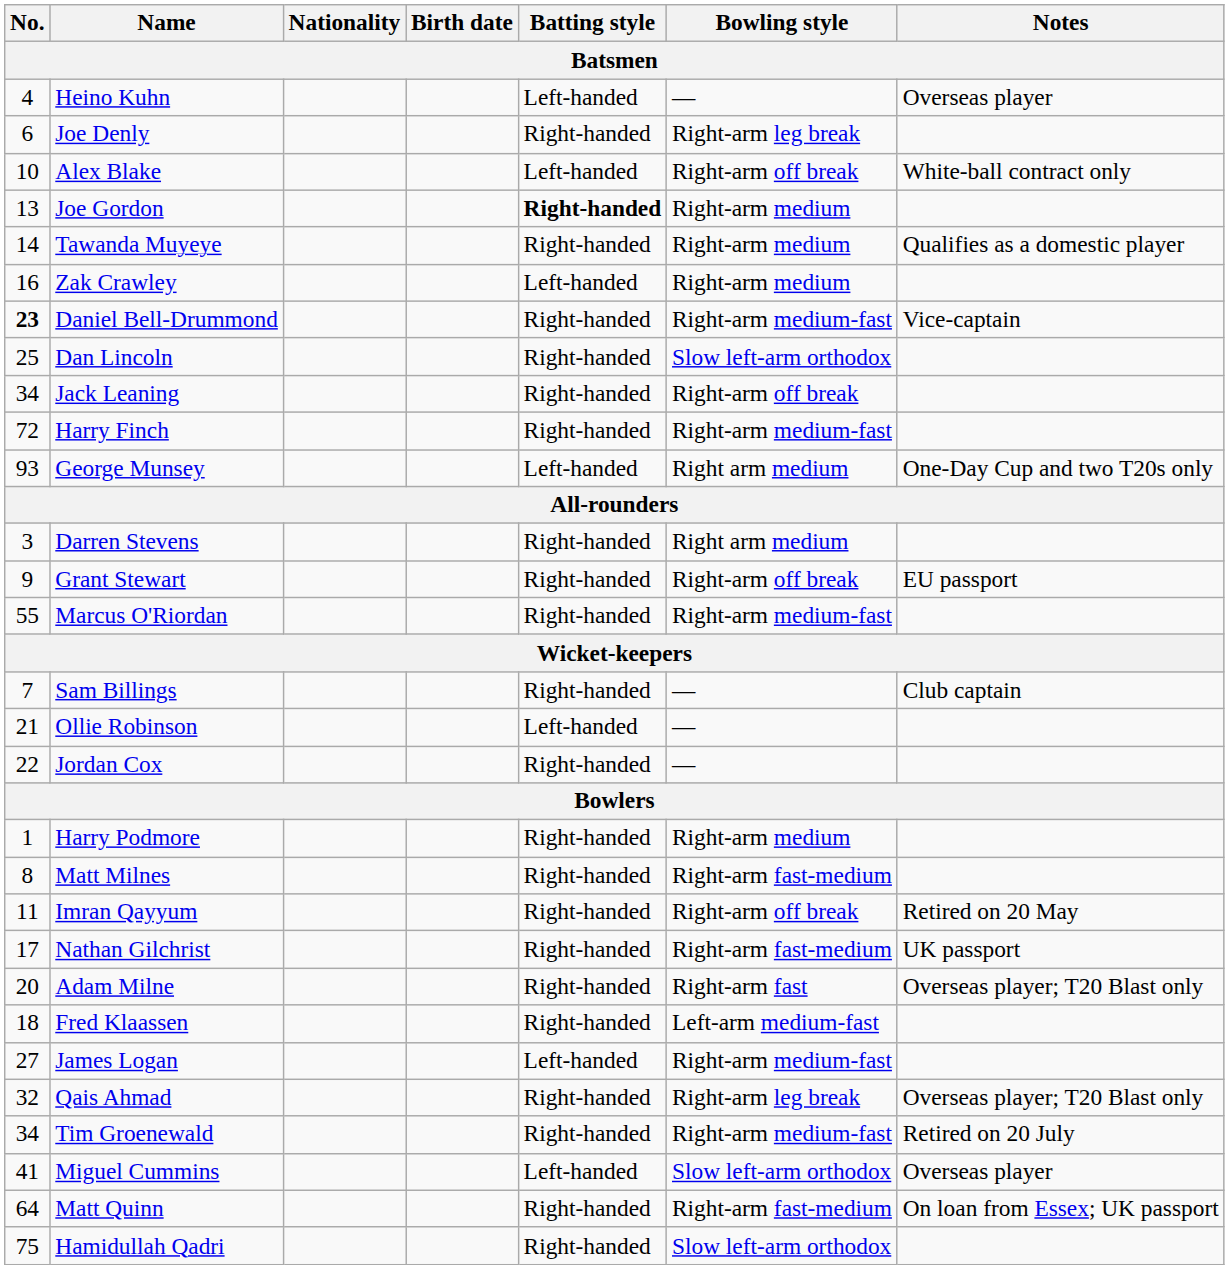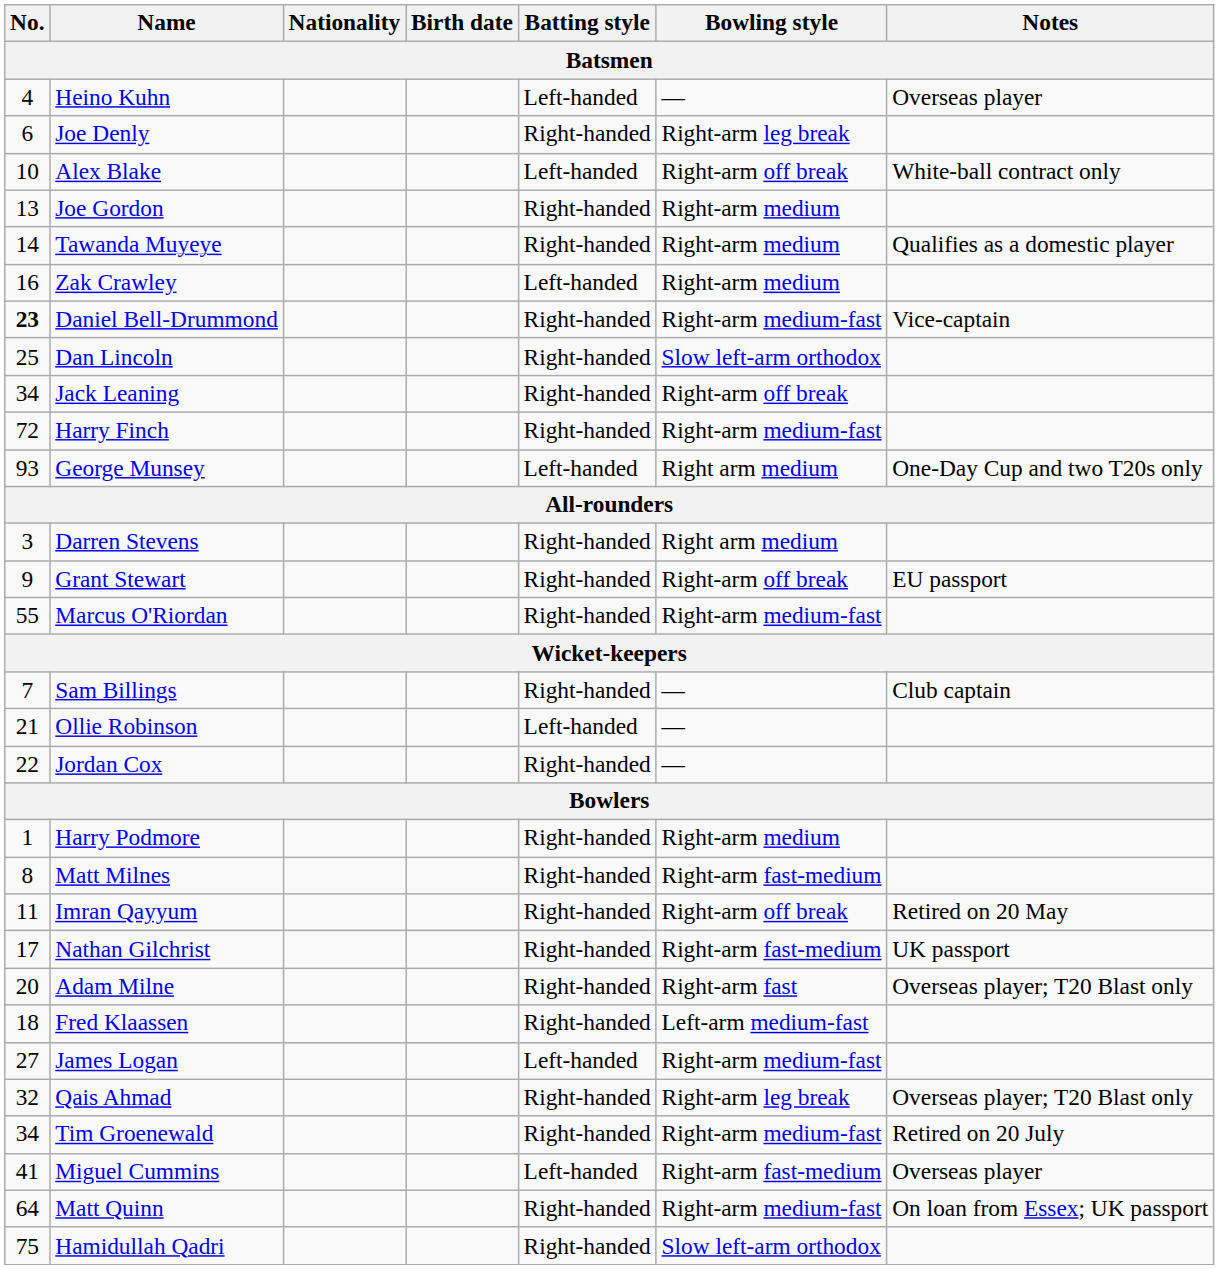(592, 208) bold -> (587, 208) normal
(782, 1171) Slow left-arm orthodox -> (772, 1171) Right-arm fast-medium
(782, 1208) Right-arm fast-medium -> (772, 1208) Right-arm medium-fast
